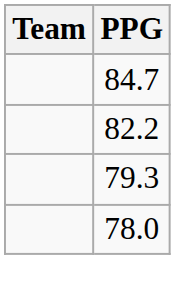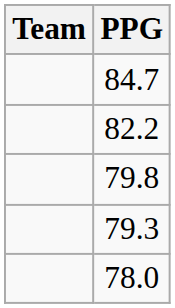+ row: (132, 178)
